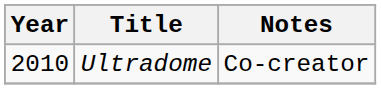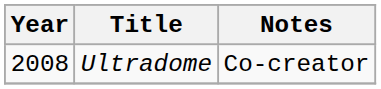(40, 64) 2010 -> (40, 64) 2008
